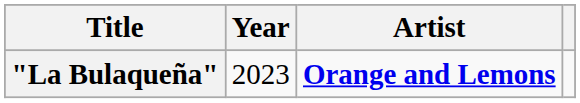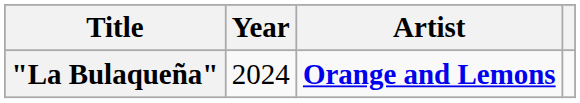(261, 73) 2023 -> (261, 73) 2024
